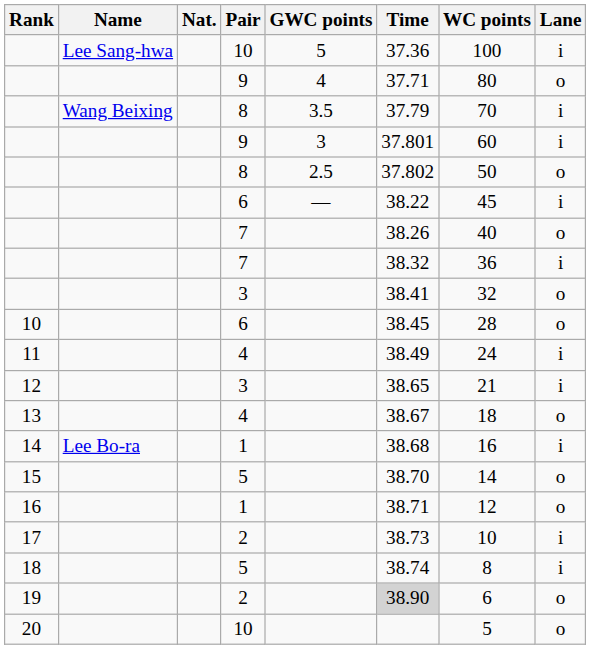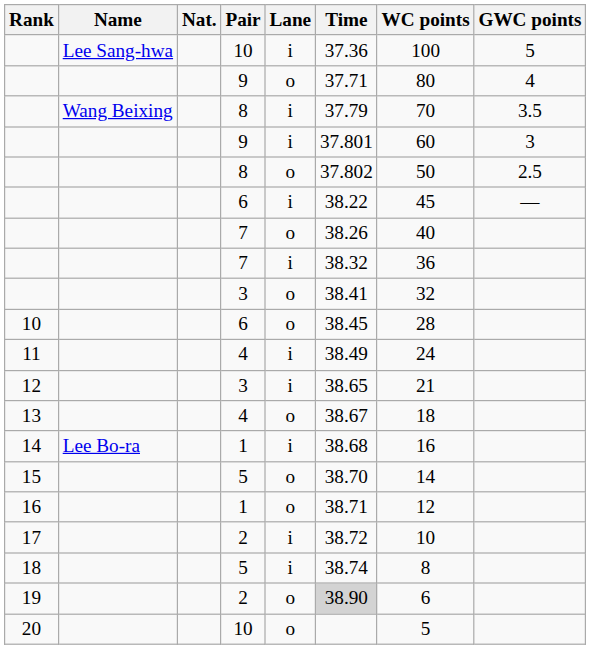columns swapped: (561, 19) <-> (321, 19)
(408, 537) 38.73 -> (346, 537) 38.72
